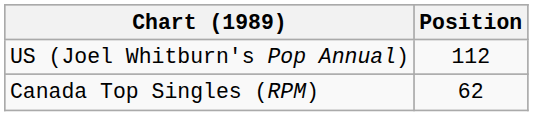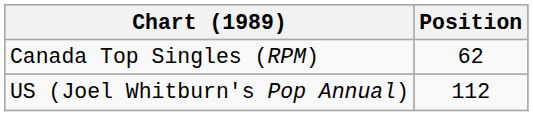rows swapped: (164, 92) <-> (209, 57)
